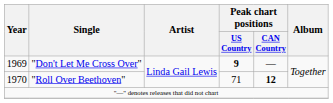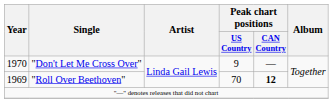(17, 63) 1969 -> (17, 63) 1970
(236, 63) bold -> (236, 63) normal
(17, 79) 1970 -> (17, 79) 1969
(236, 79) 71 -> (236, 79) 70
